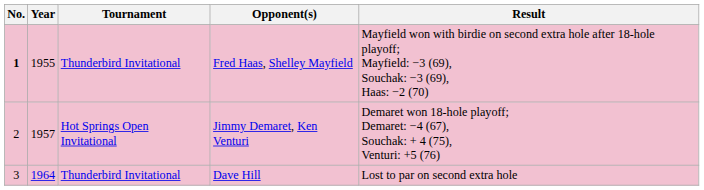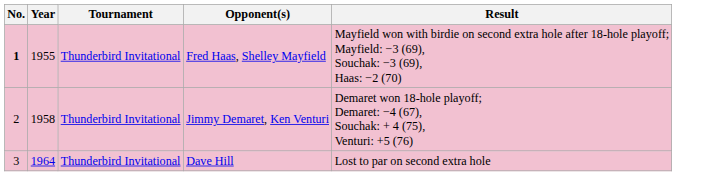(43, 134) 1957 -> (43, 119) 1958
(105, 134) Hot Springs Open Invitational -> (121, 119) Thunderbird Invitational
